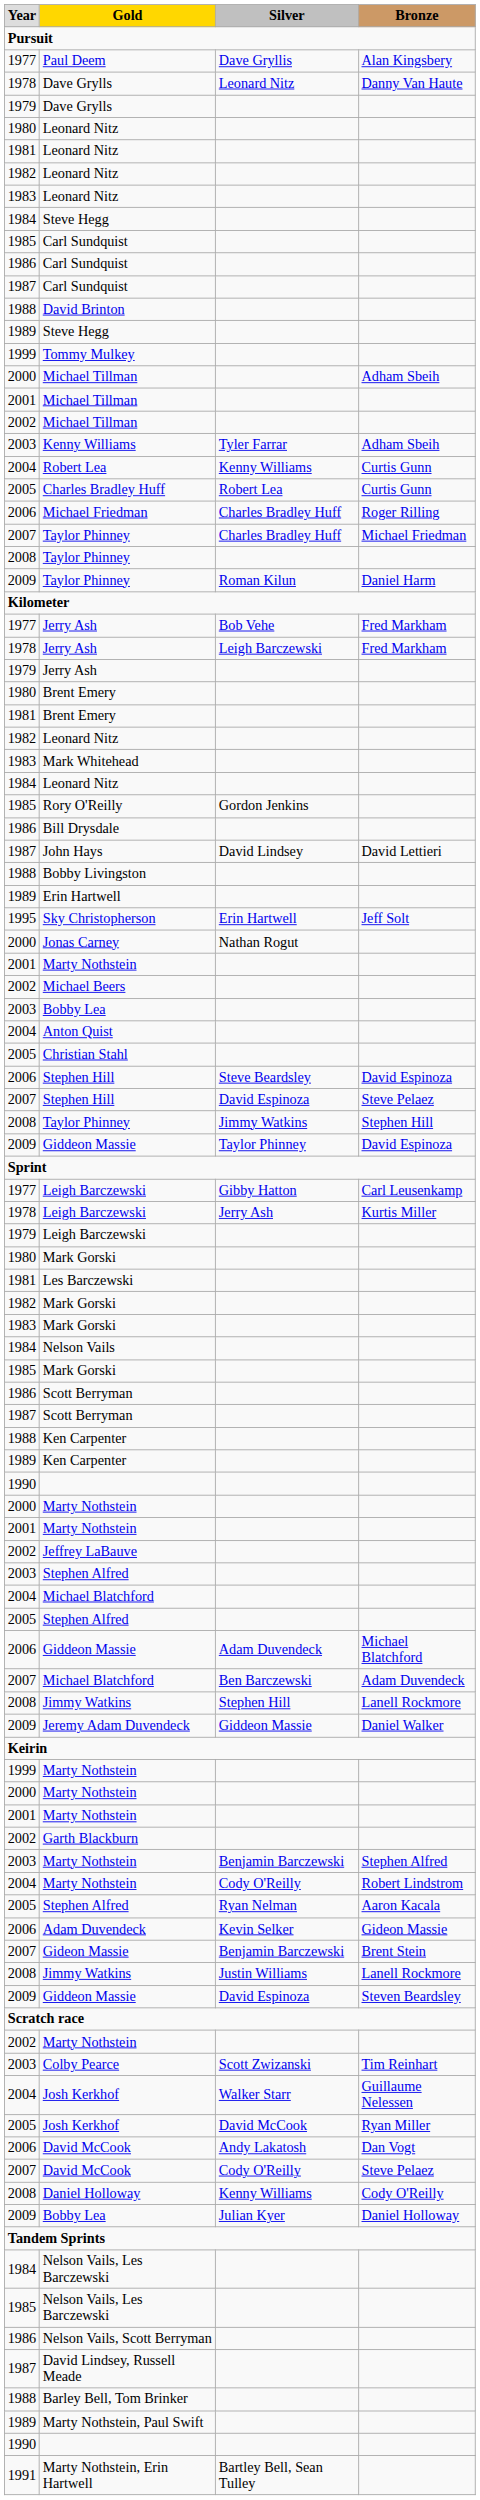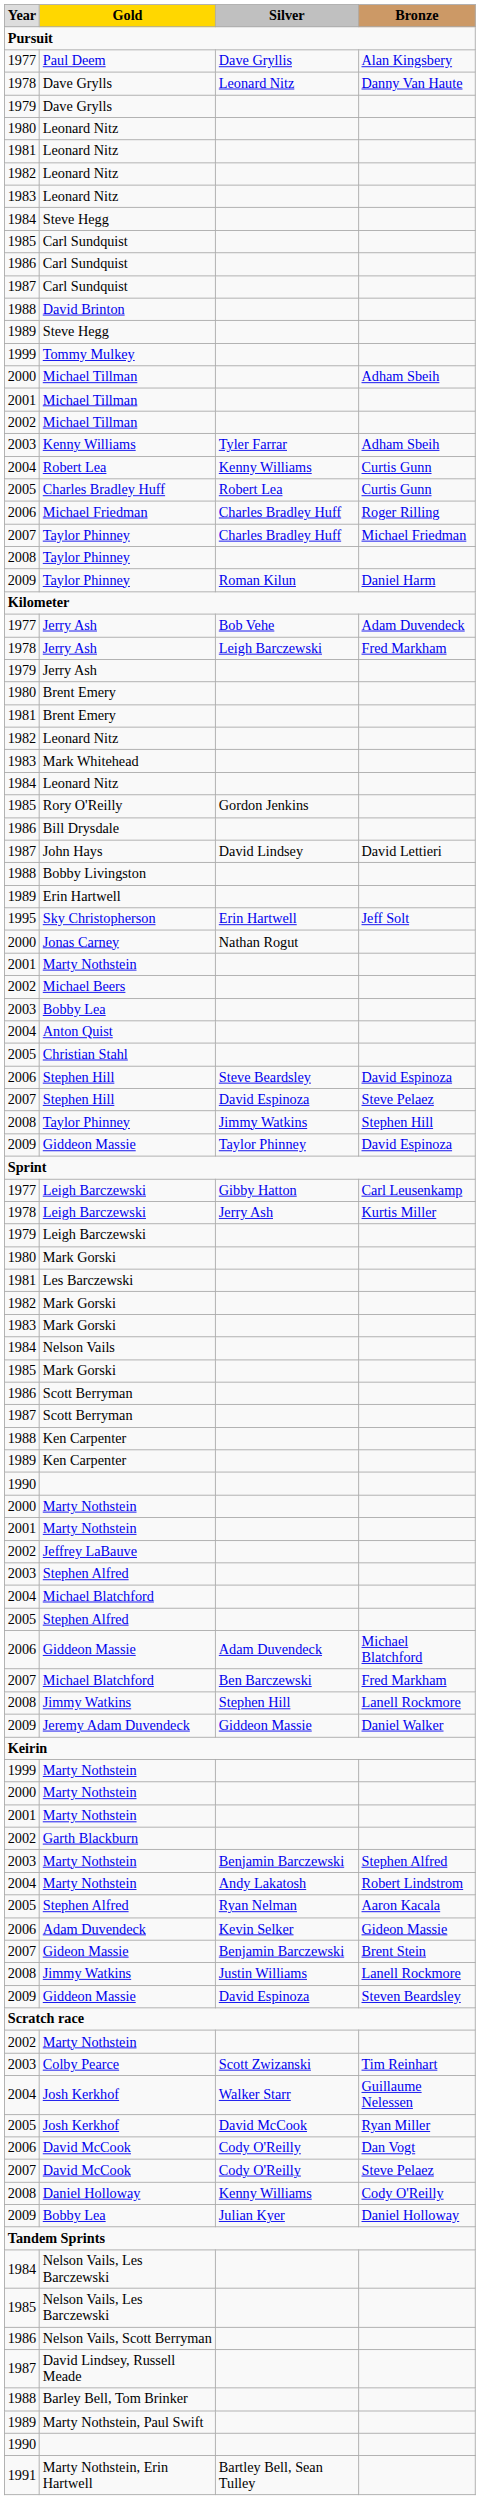(404, 625) Fred Markham -> (413, 625) Adam Duvendeck
(413, 1680) Adam Duvendeck -> (404, 1680) Fred Markham
(260, 1883) Cody O'Reilly -> (263, 1883) Andy Lakatosh
(263, 2148) Andy Lakatosh -> (260, 2148) Cody O'Reilly
